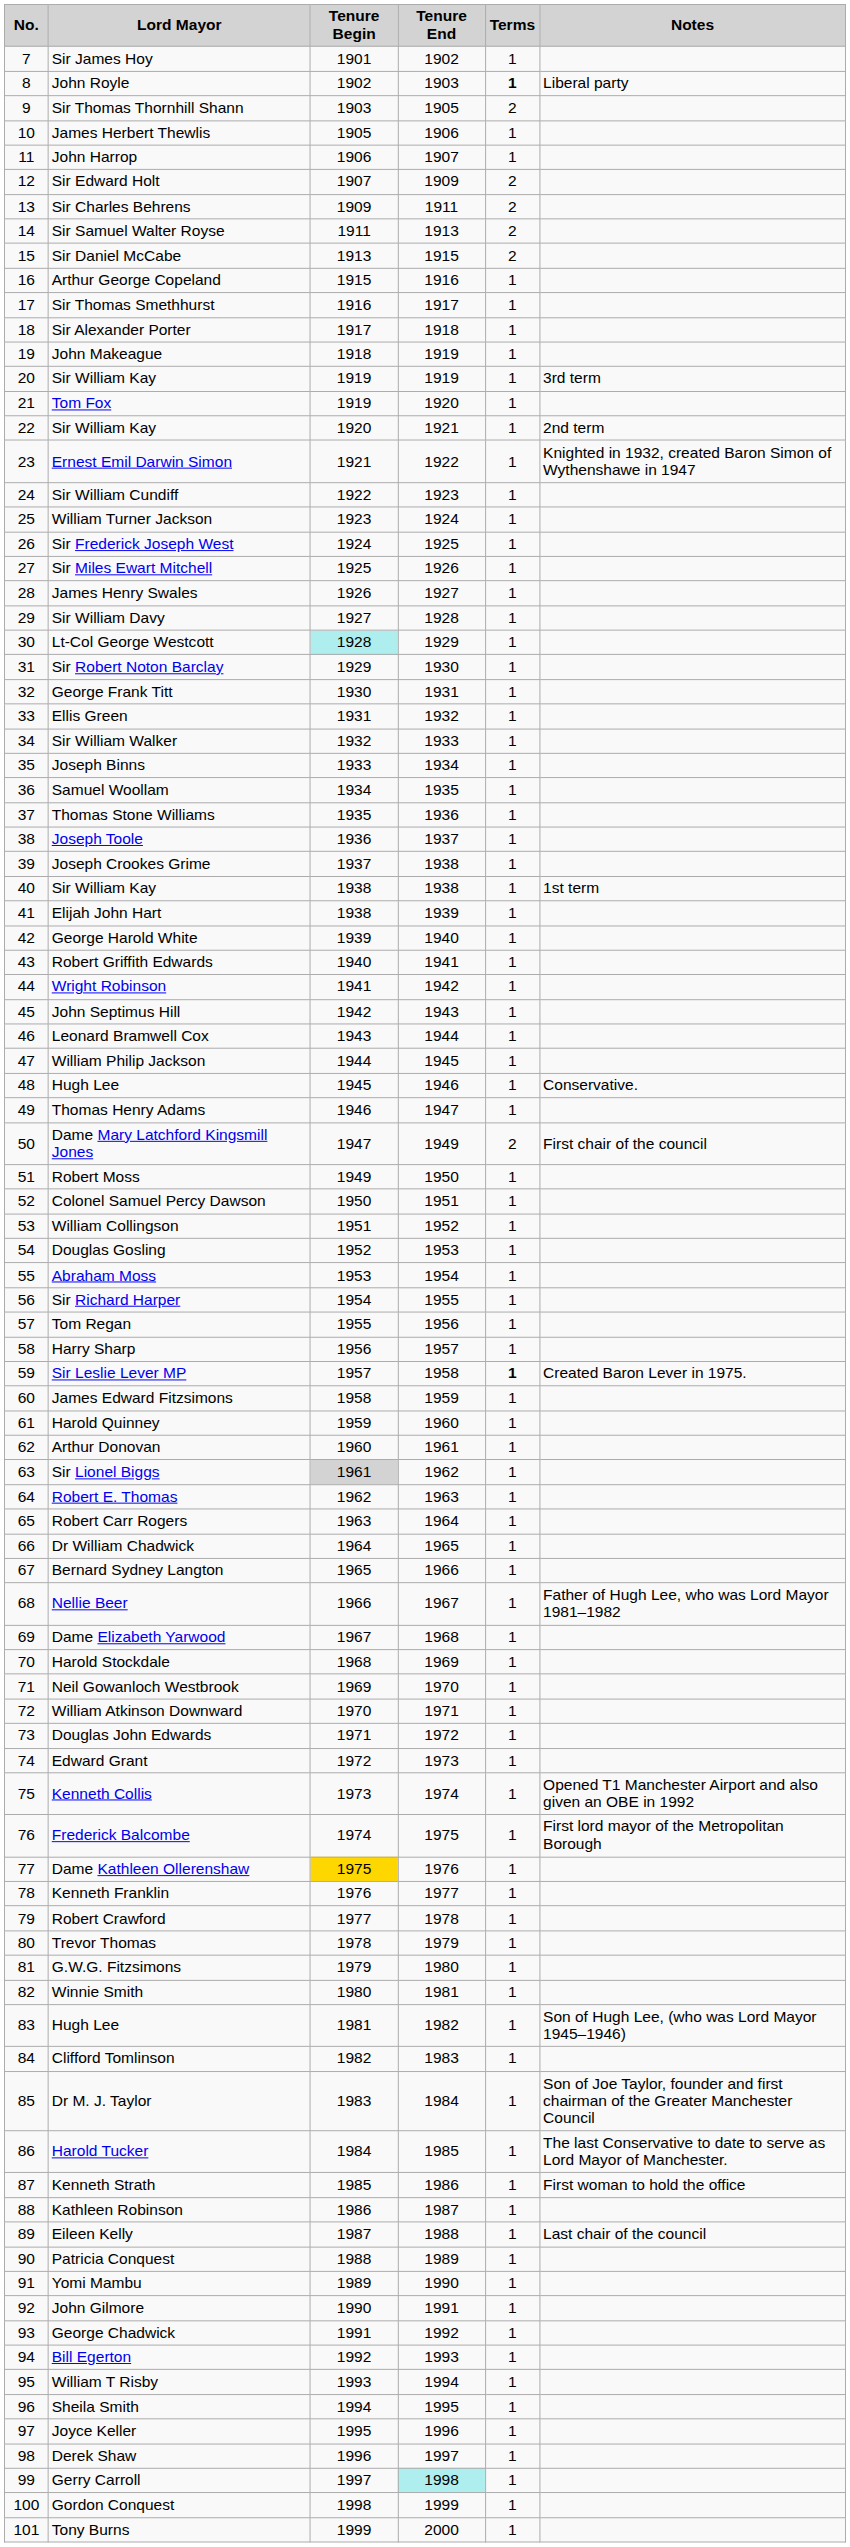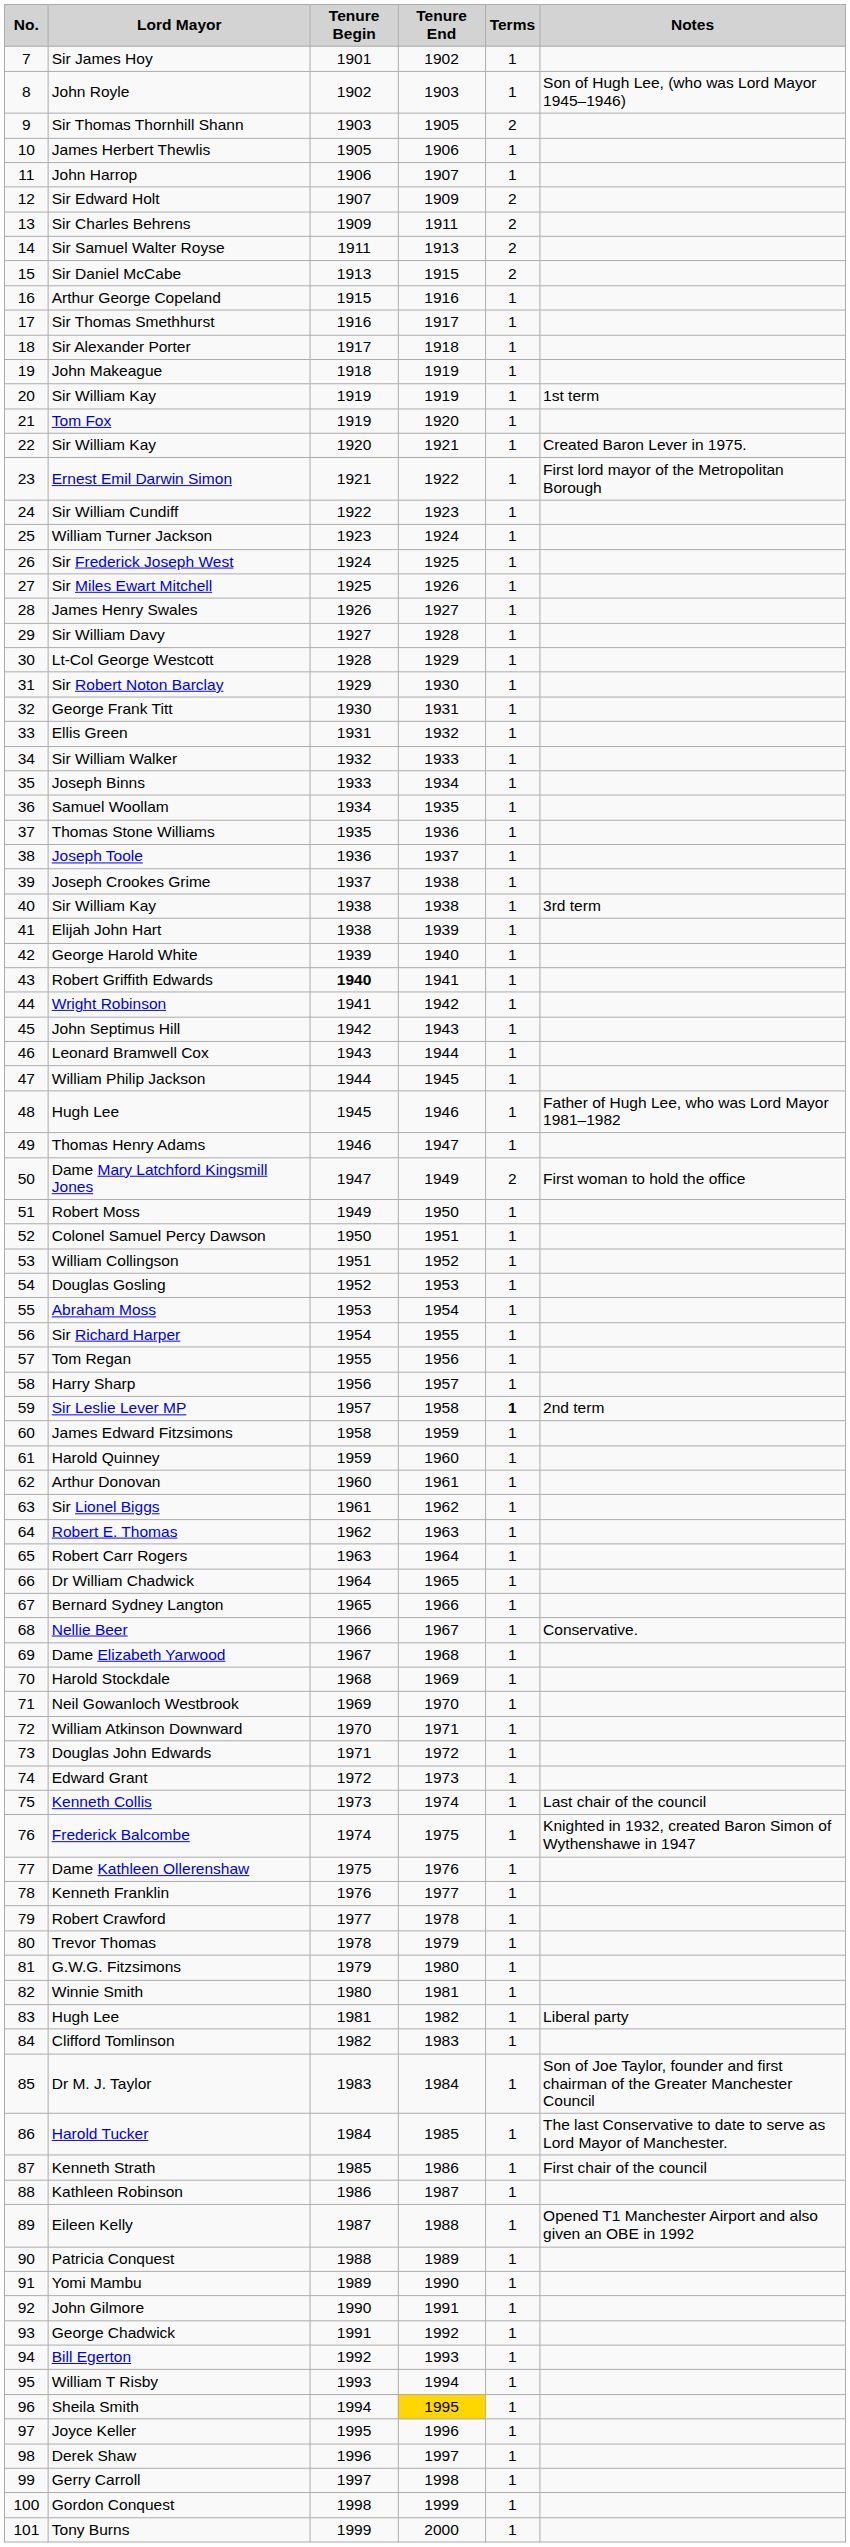(512, 83) bold -> (512, 92) normal
(586, 83) Liberal party -> (680, 92) Son of Hugh Lee, (who was Lord Mayor 1945–1946)
(572, 378) 3rd term -> (571, 396) 1st term
(574, 428) 2nd term -> (645, 445) Created Baron Lever in 1975.
(687, 461) Knighted in 1932, created Baron Simon of Wythenshawe in 1947 -> (663, 478) First lord mayor of the Metropolitan Borough
(354, 642) paleturquoise background -> (354, 659) no background
(571, 888) 1st term -> (572, 906) 3rd term
(354, 962) normal -> (354, 979) bold
(591, 1085) Conservative. -> (686, 1111) Father of Hugh Lee, who was Lord Mayor 1981–1982
(625, 1143) First chair of the council -> (644, 1178) First woman to hold the office
(645, 1373) Created Baron Lever in 1975. -> (574, 1408) 2nd term
(354, 1472) lightgrey background -> (354, 1507) no background
(686, 1603) Father of Hugh Lee, who was Lord Mayor 1981–1982 -> (591, 1630) Conservative.
(681, 1793) Opened T1 Manchester Airport and also given an OBE in 1992 -> (625, 1802) Last chair of the council
(663, 1835) First lord mayor of the Metropolitan Borough -> (687, 1835) Knighted in 1932, created Baron Simon of Wythenshawe in 1947
(354, 1869) gold background -> (354, 1869) no background
(680, 2025) Son of Hugh Lee, (who was Lord Mayor 1945–1946) -> (586, 2016) Liberal party
(644, 2185) First woman to hold the office -> (625, 2167) First chair of the council
(625, 2234) Last chair of the council -> (681, 2225) Opened T1 Manchester Airport and also given an OBE in 1992
(442, 2406) no background -> (442, 2406) gold background
(442, 2480) paleturquoise background -> (442, 2480) no background
